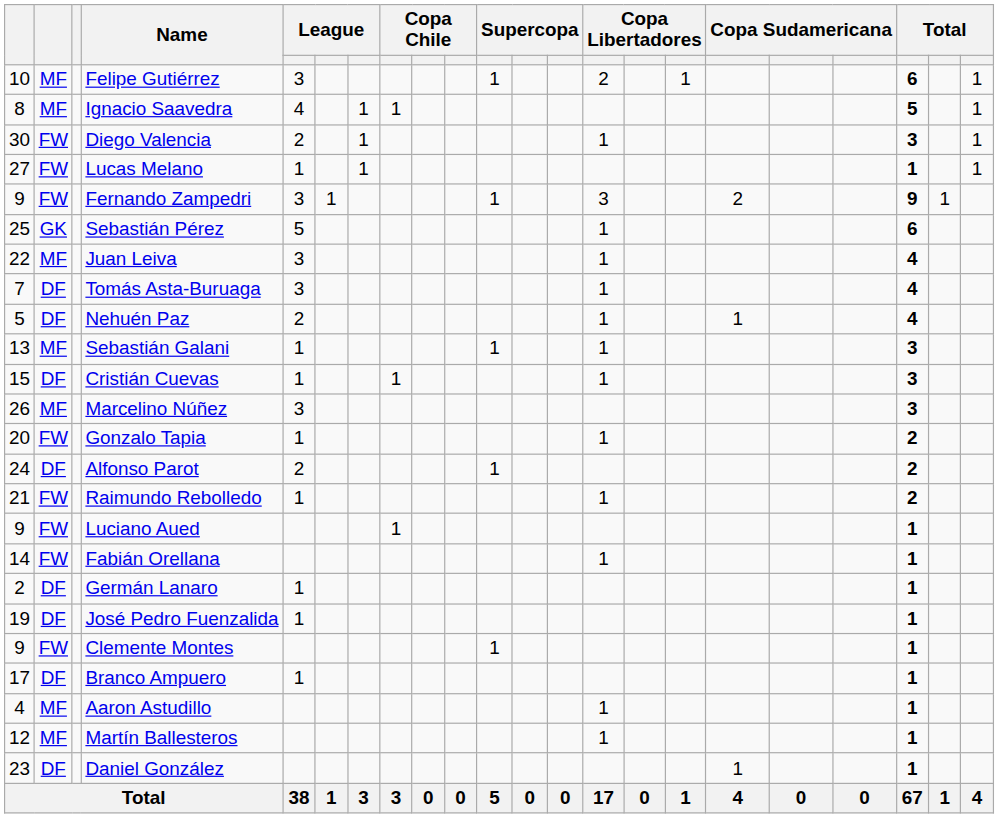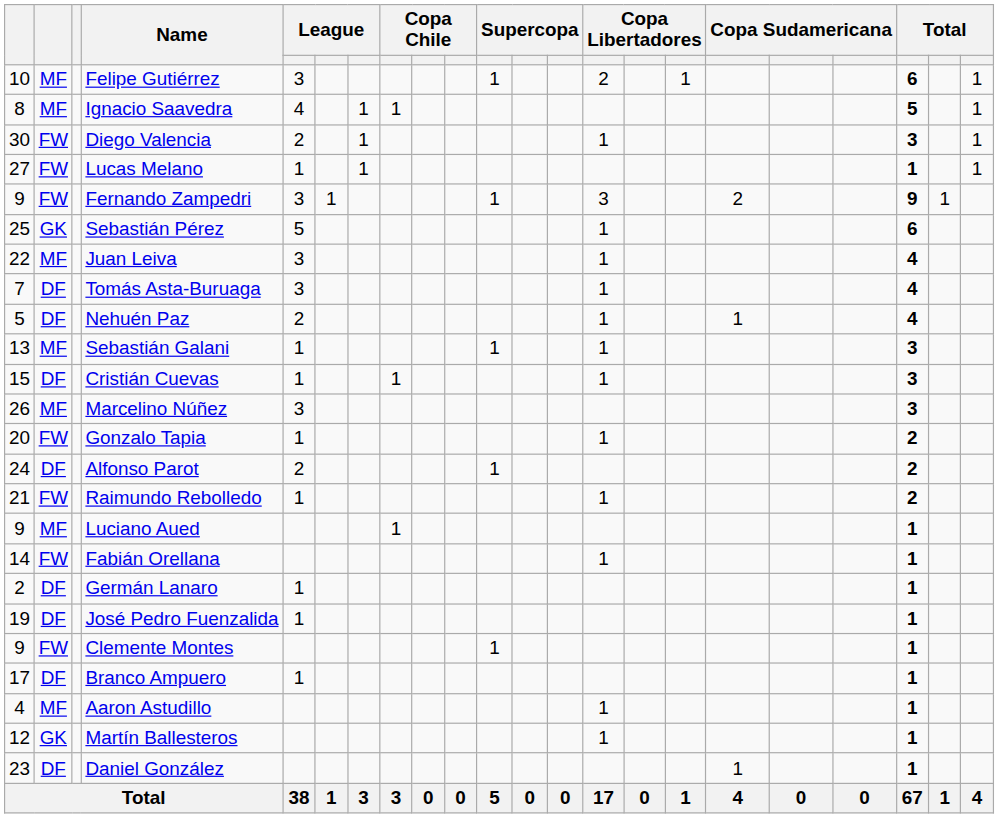(53, 528) FW -> (53, 528) MF
(53, 738) MF -> (53, 738) GK
